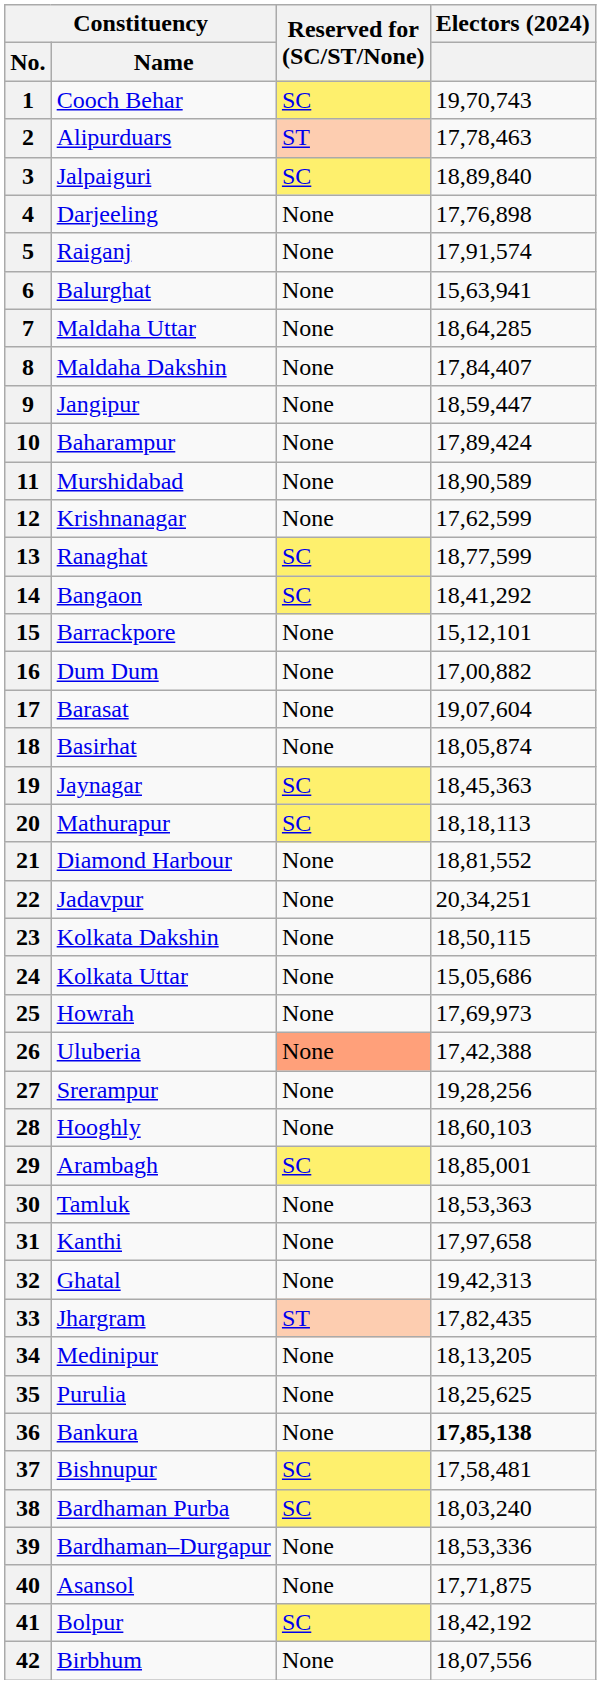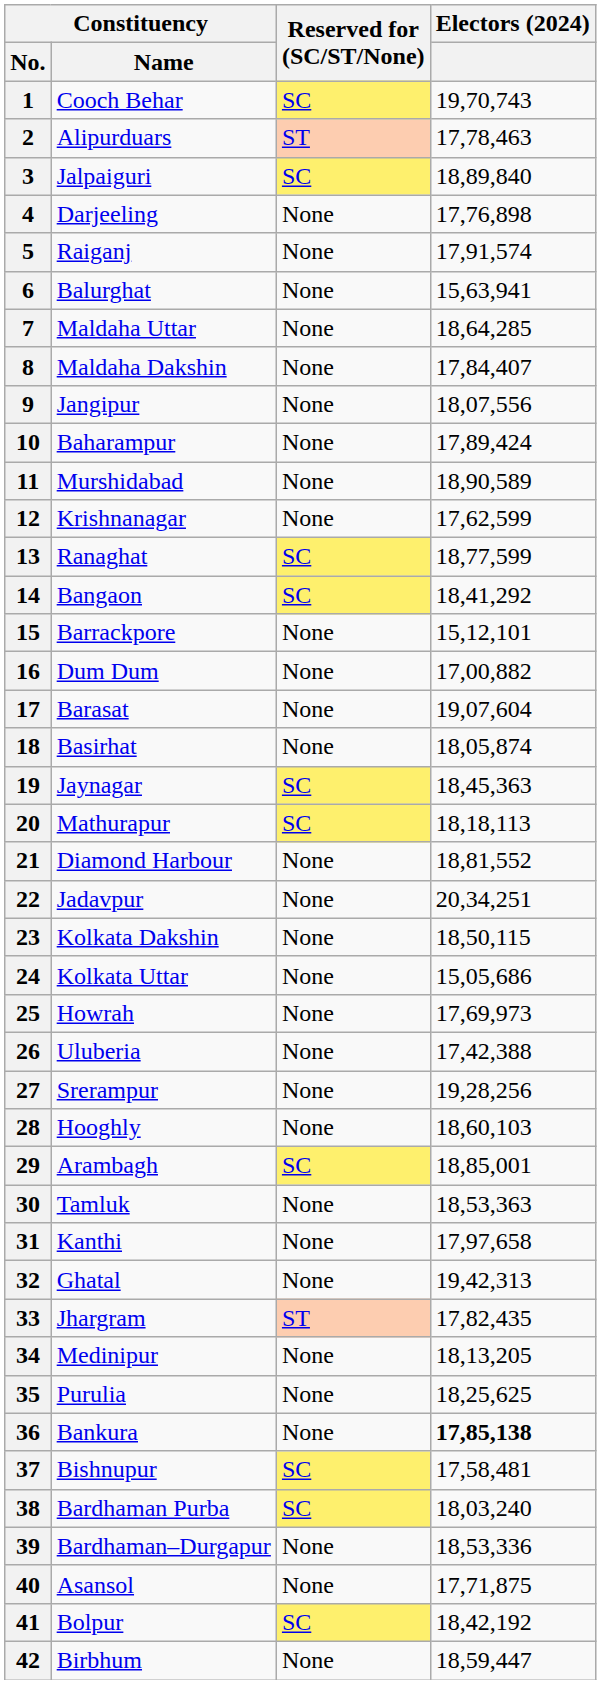(484, 404) 18,59,447 -> (484, 404) 18,07,556
(308, 1051) lightsalmon background -> (308, 1051) no background
(484, 1660) 18,07,556 -> (484, 1660) 18,59,447
